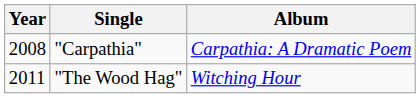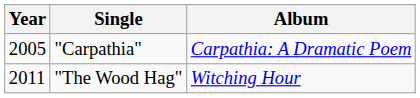(27, 48) 2008 -> (27, 48) 2005
